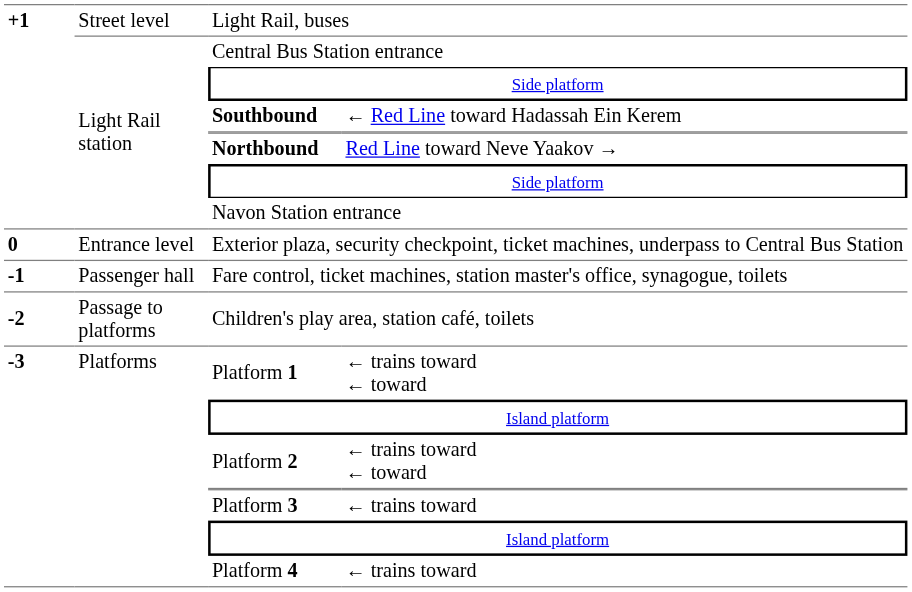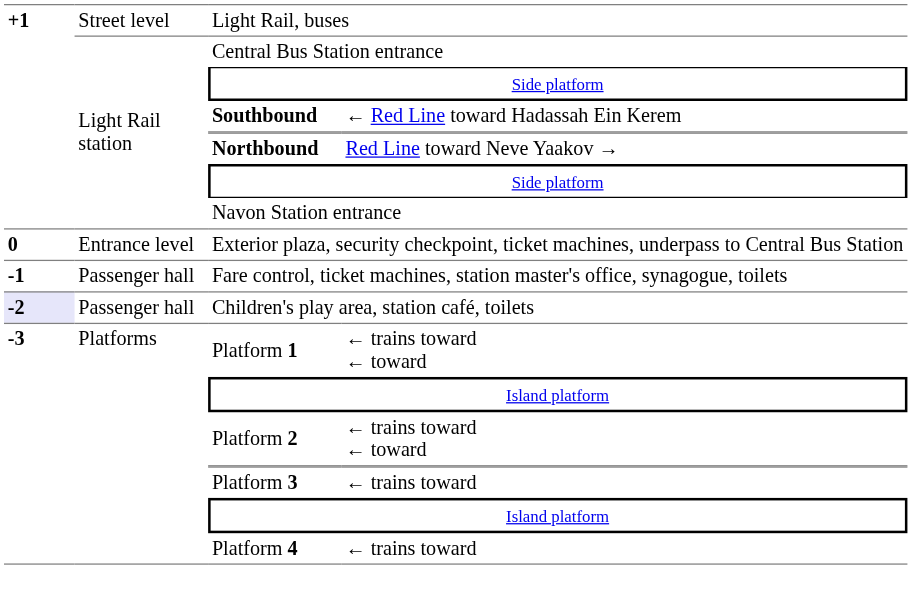(16, 318) no background -> (16, 307) lavender background
(121, 318) Passage to platforms -> (136, 307) Passenger hall
